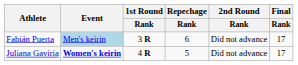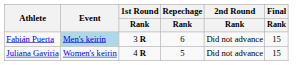(281, 39) 17 -> (277, 39) 15
(92, 53) bold -> (90, 53) normal
(281, 53) 17 -> (277, 53) 15
